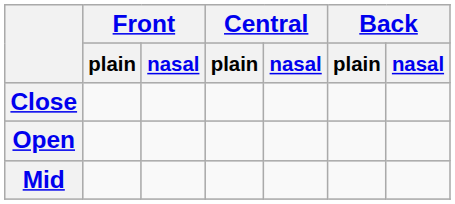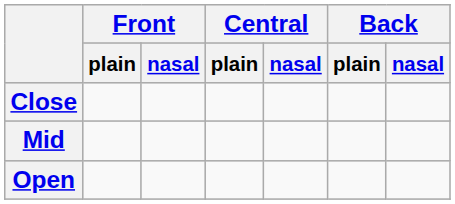rows swapped: (44, 179) <-> (44, 140)
